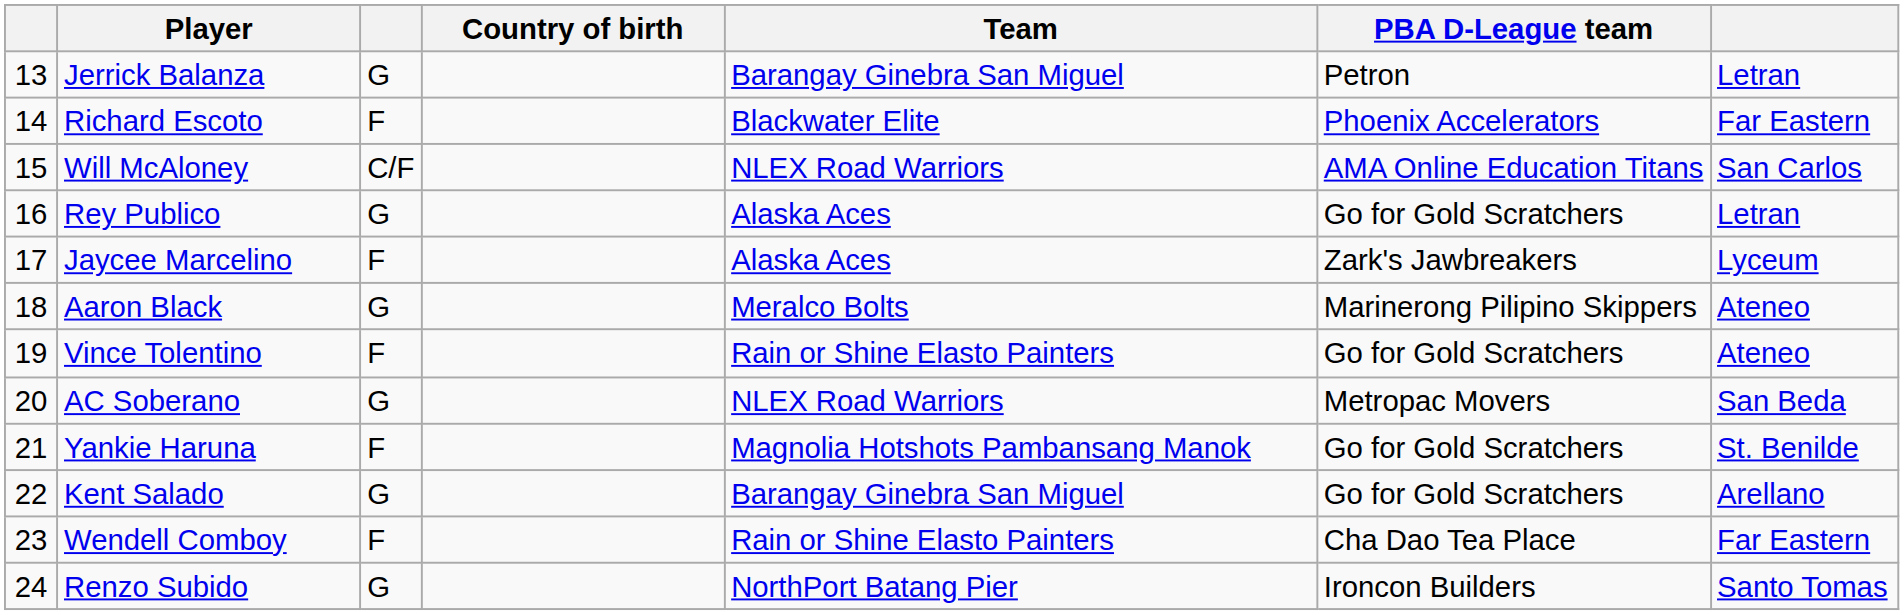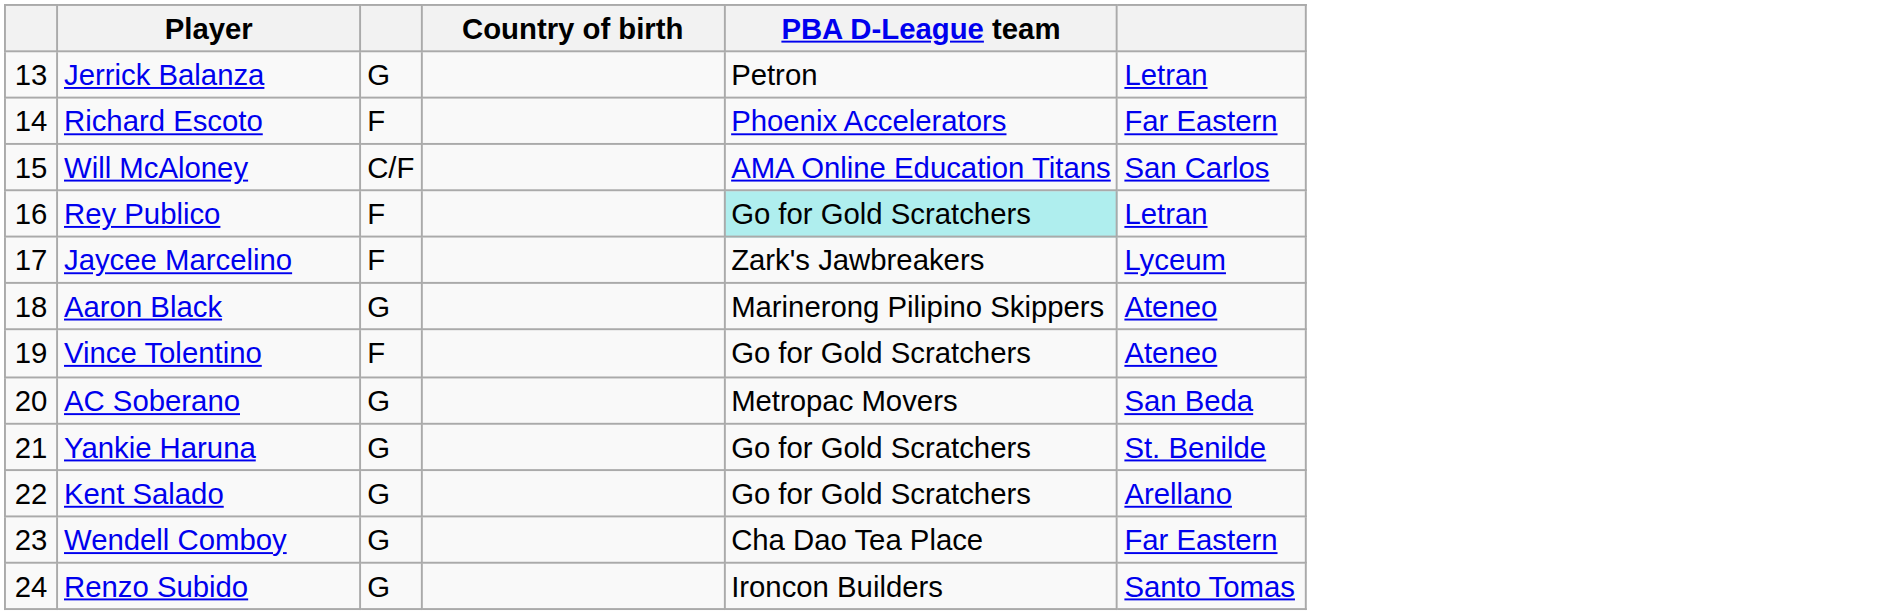- column: (1021, 28)
(379, 214) G -> (376, 214) F
(1474, 214) no background -> (881, 214) paleturquoise background
(376, 446) F -> (379, 446) G
(376, 539) F -> (379, 539) G
